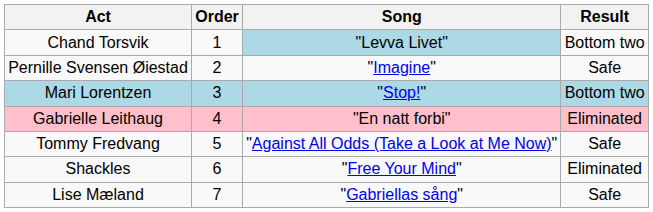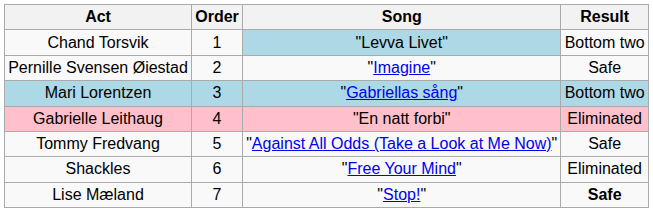(402, 93) "Stop!" -> (402, 93) "Gabriellas sång"
(402, 194) "Gabriellas sång" -> (402, 194) "Stop!"
(605, 194) normal -> (605, 194) bold
